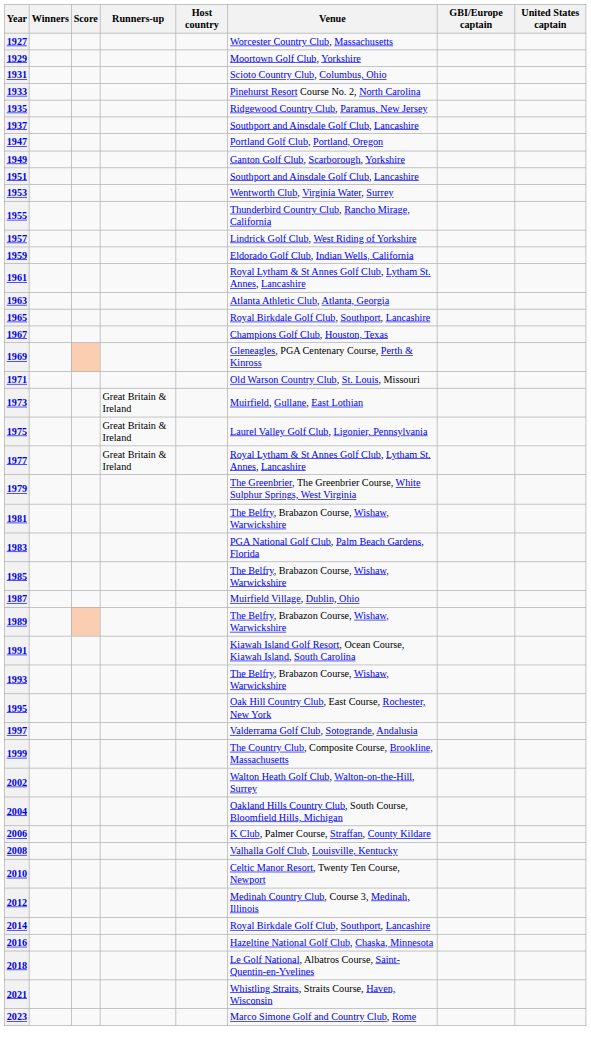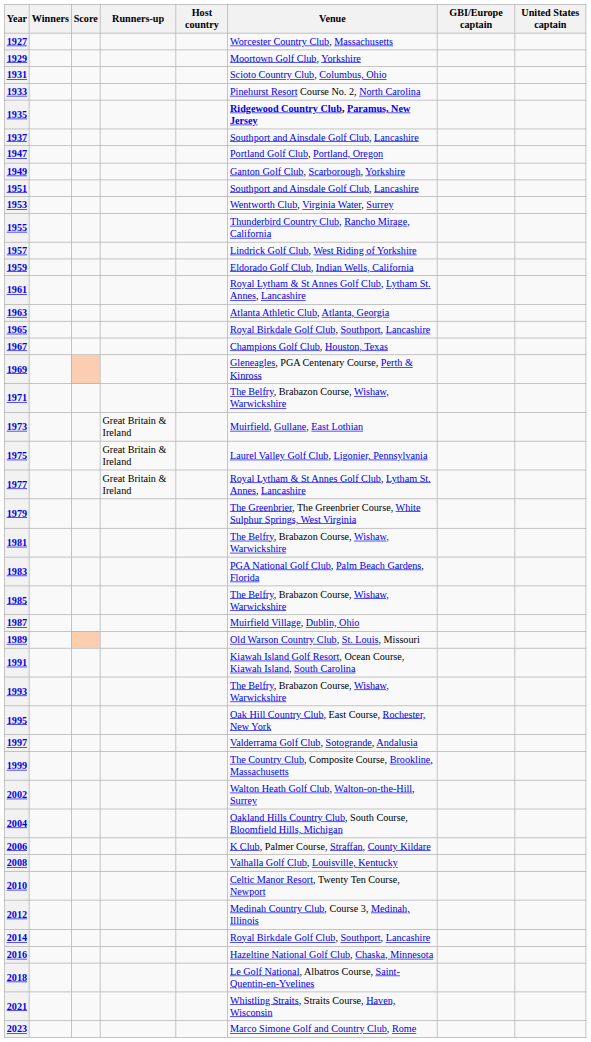(329, 109) normal -> (320, 115) bold
(325, 380) Old Warson Country Club, St. Louis, Missouri -> (309, 398) The Belfry, Brabazon Course, Wishaw, Warwickshire
(309, 621) The Belfry, Brabazon Course, Wishaw, Warwickshire -> (325, 640) Old Warson Country Club, St. Louis, Missouri
